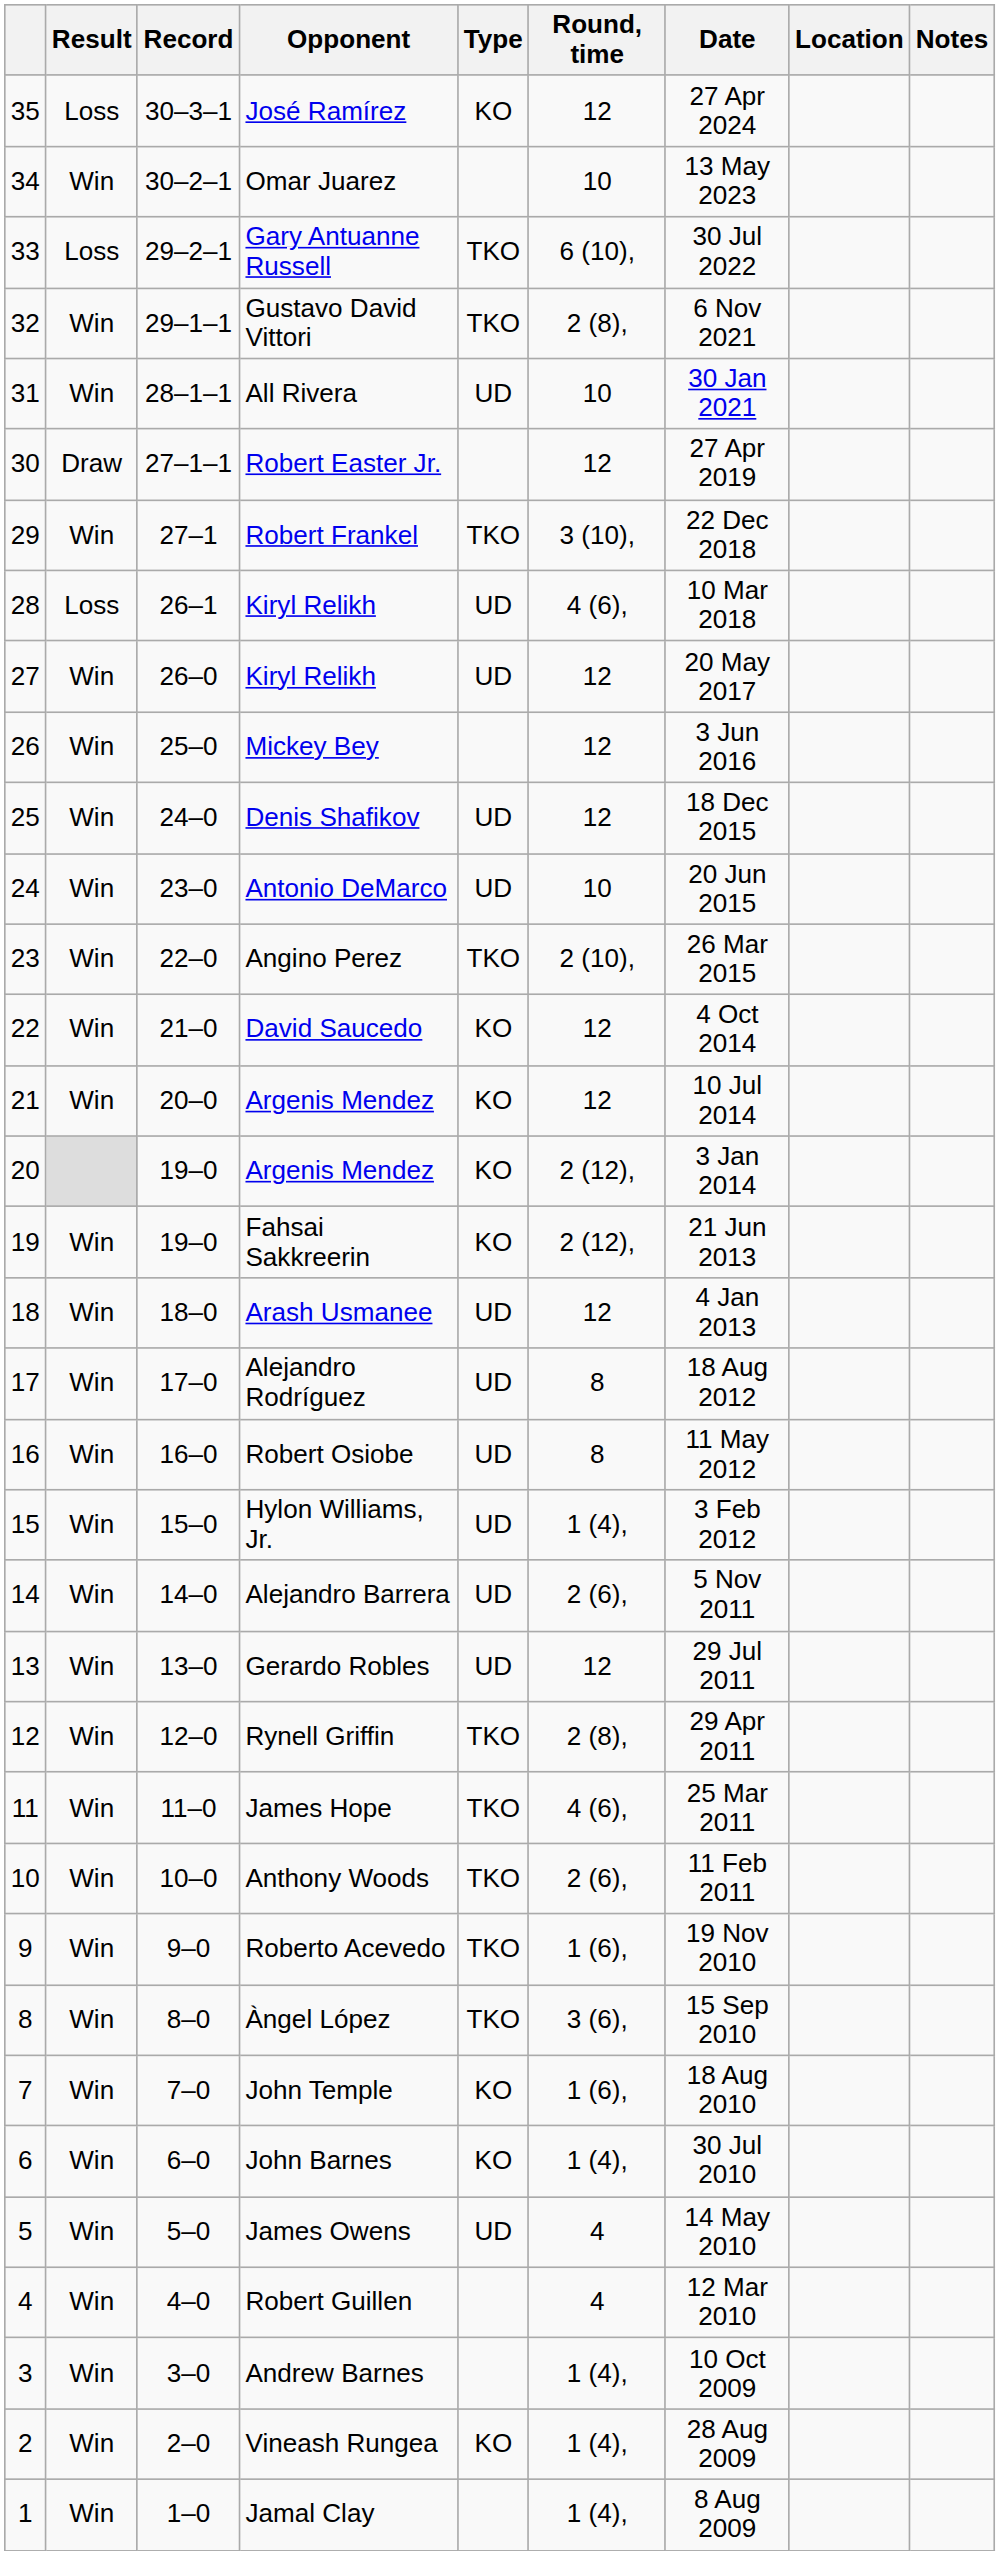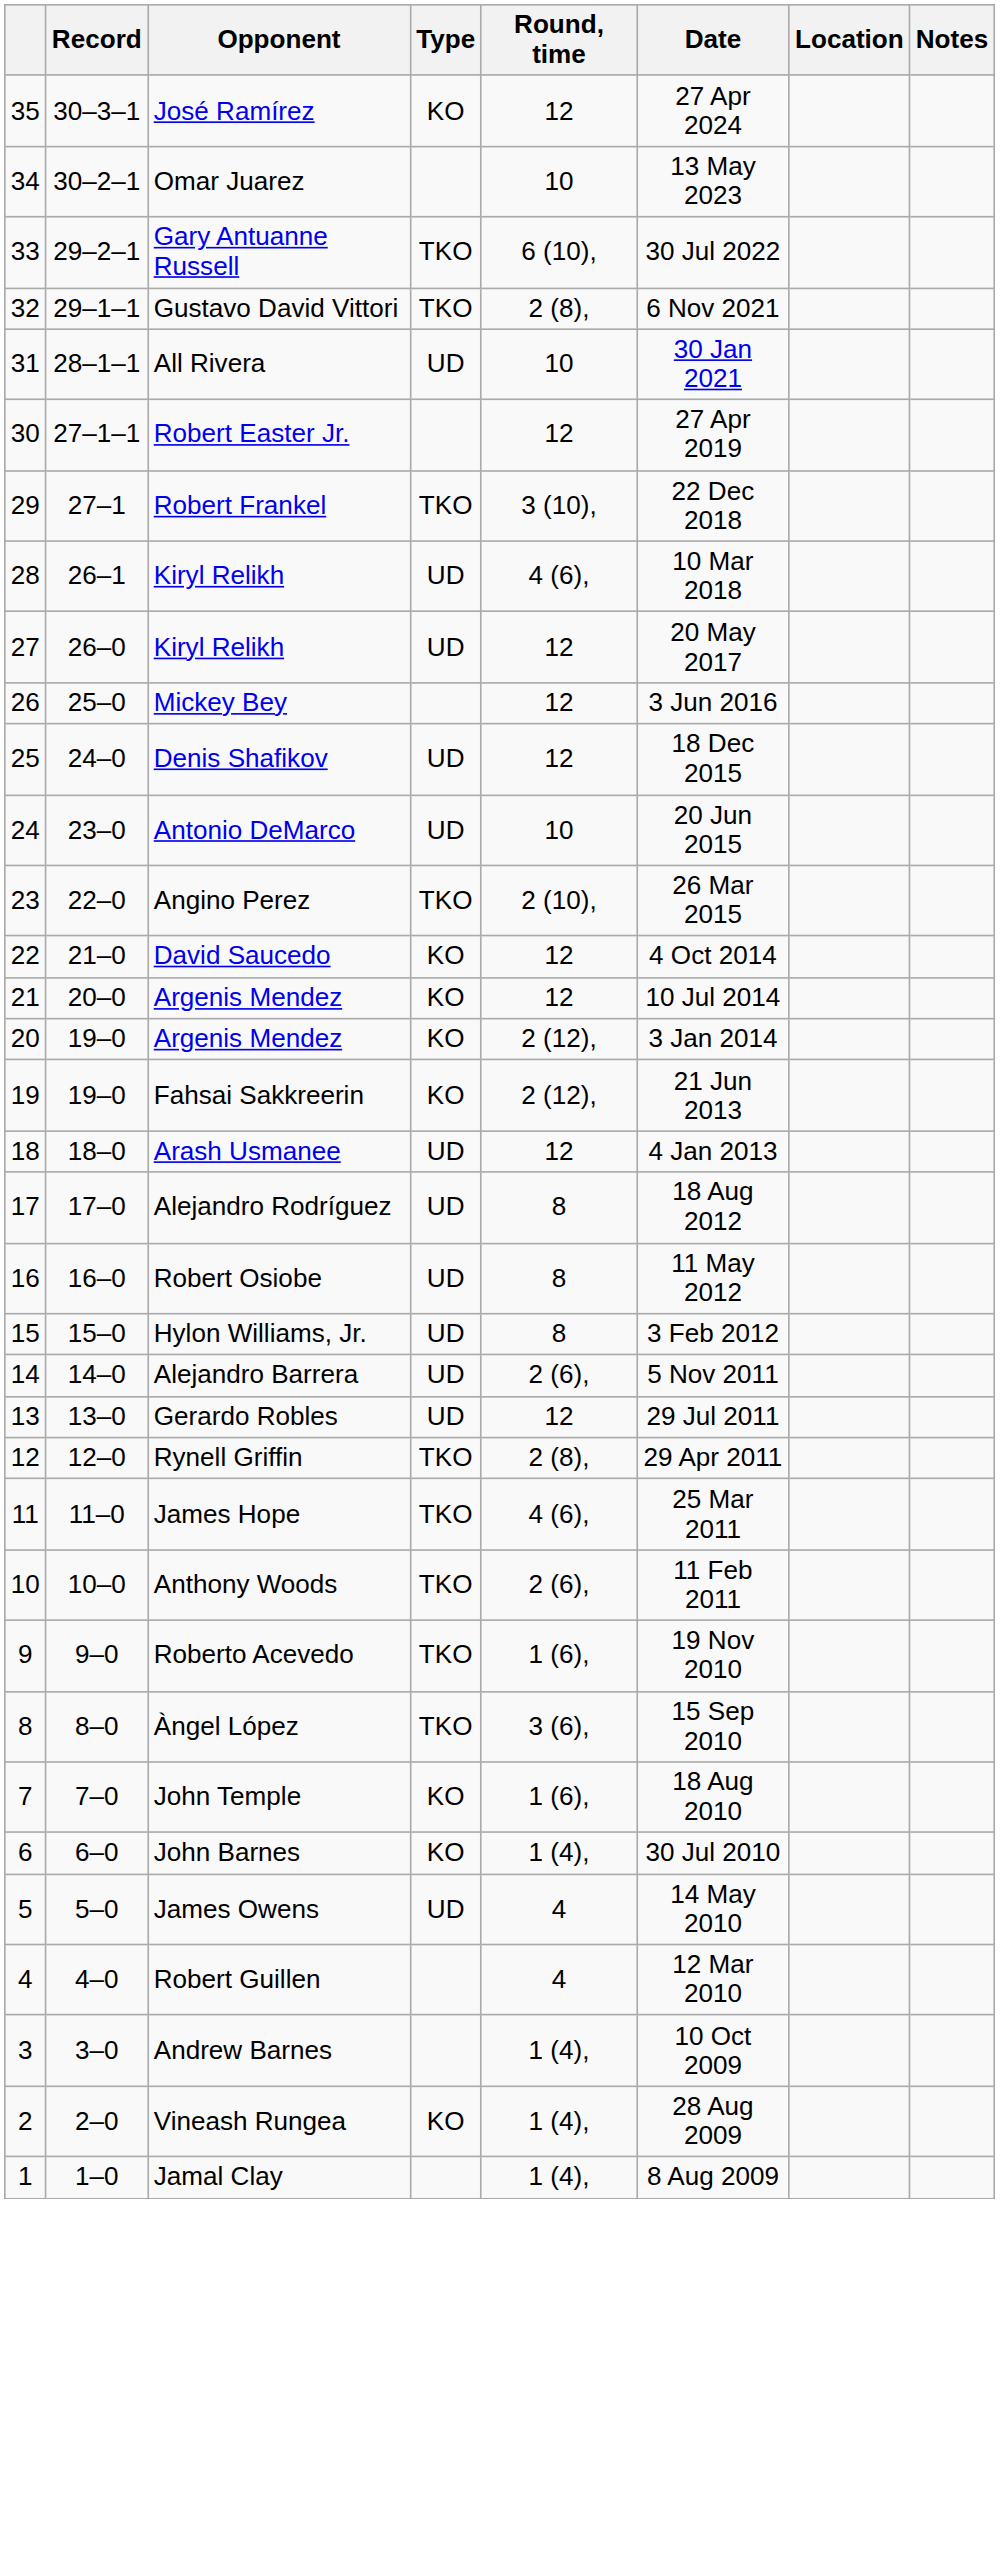- column: (92, 39)
(597, 1524) 1 (4), -> (559, 1333) 8
